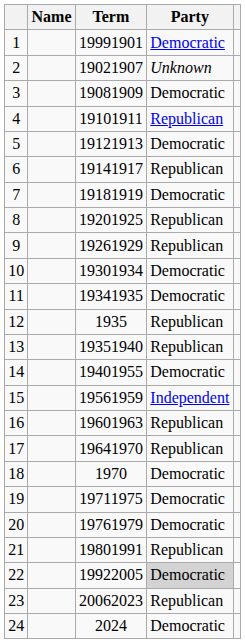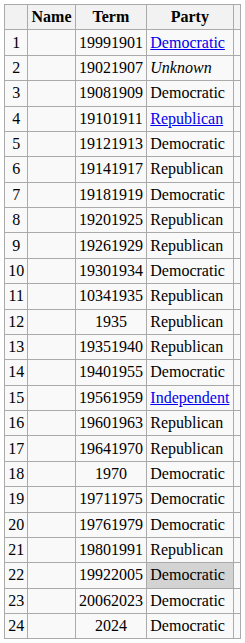(111, 296) 19341935 -> (111, 296) 10341935
(188, 296) Democratic -> (187, 296) Republican
(187, 600) Republican -> (188, 600) Democratic
